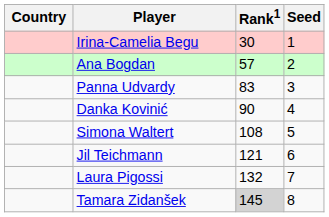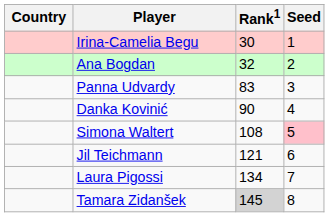(247, 64) 57 -> (247, 64) 32
(291, 132) no background -> (291, 132) pink background
(251, 177) 132 -> (251, 177) 134
